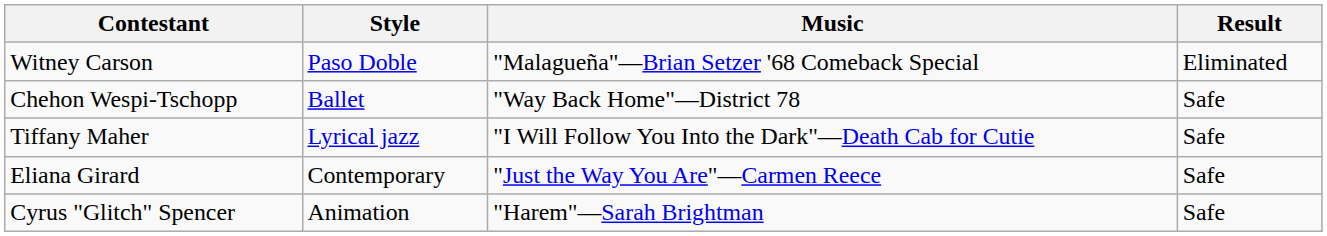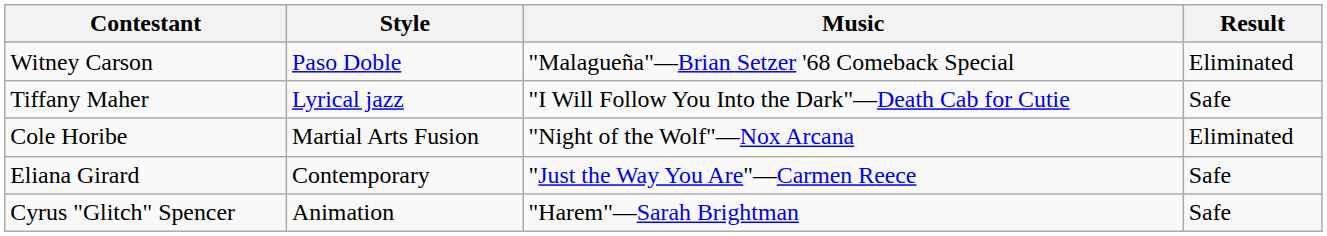- row: (124, 99)
+ row: (69, 136)
